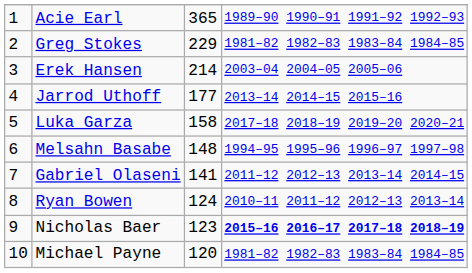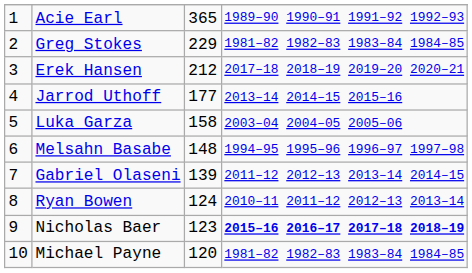(203, 70) 214 -> (203, 70) 212
(313, 70) 2003–04 2004–05 2005–06 -> (344, 70) 2017–18 2018–19 2019–20 2020–21
(344, 123) 2017–18 2018–19 2019–20 2020–21 -> (313, 123) 2003–04 2004–05 2005–06
(203, 175) 141 -> (203, 175) 139
